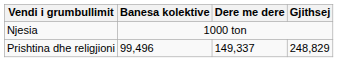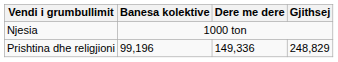(137, 48) 99,496 -> (137, 48) 99,196
(235, 48) 149,337 -> (235, 48) 149,336
